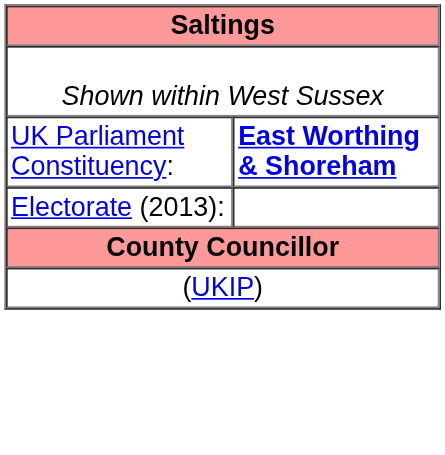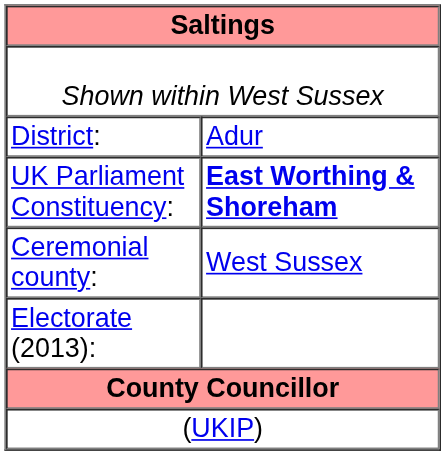+ row: (56, 136)
+ row: (80, 262)
